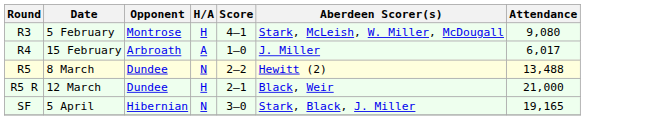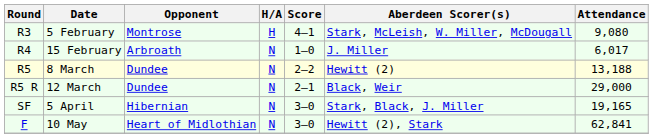(204, 51) A -> (272, 51) N
(543, 69) 13,488 -> (611, 69) 13,188
(204, 87) H -> (272, 87) N
(543, 87) 21,000 -> (611, 87) 29,000
+ row: (67, 124)
